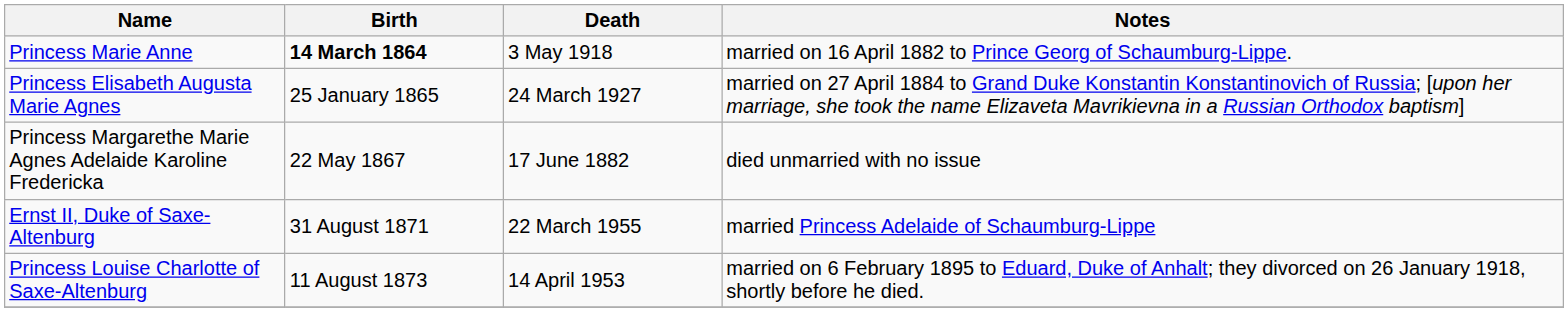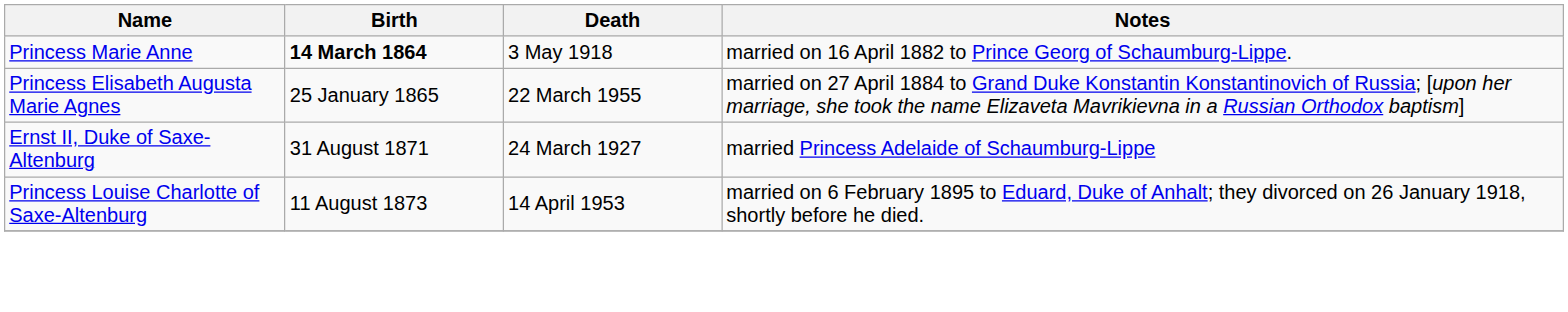(575, 95) 24 March 1927 -> (575, 95) 22 March 1955
- row: (129, 160)
(575, 225) 22 March 1955 -> (575, 149) 24 March 1927
